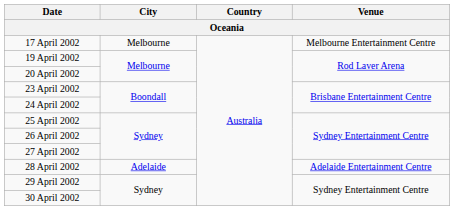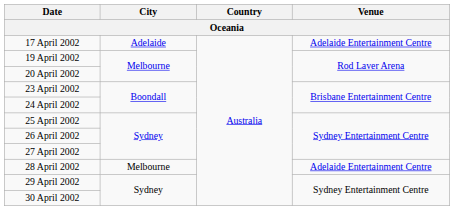(148, 43) Melbourne -> (148, 43) Adelaide
(371, 43) Melbourne Entertainment Centre -> (371, 43) Adelaide Entertainment Centre
(148, 167) Adelaide -> (148, 167) Melbourne
